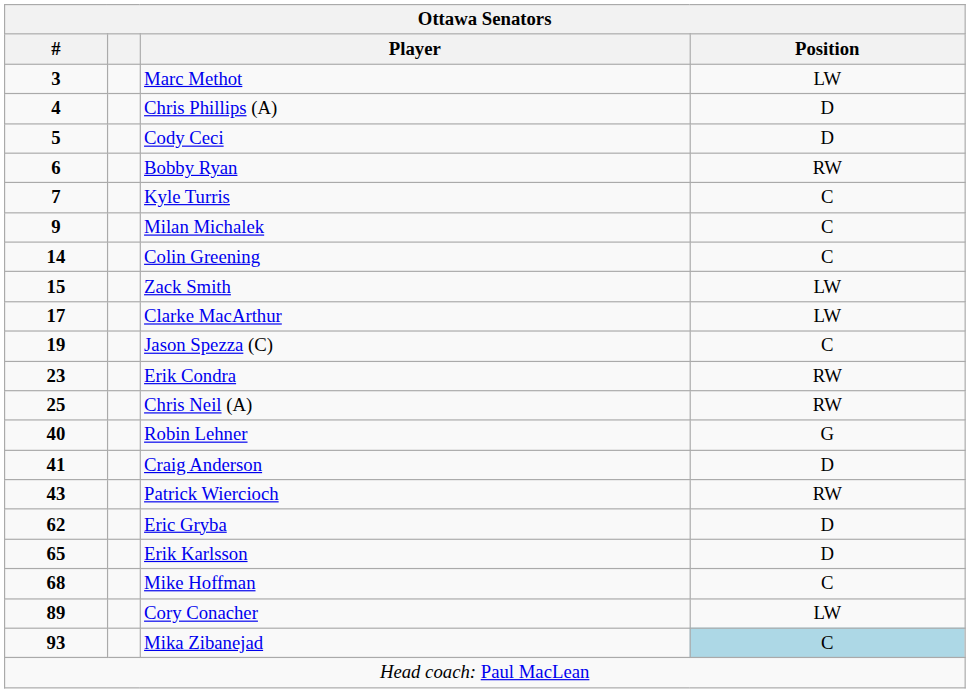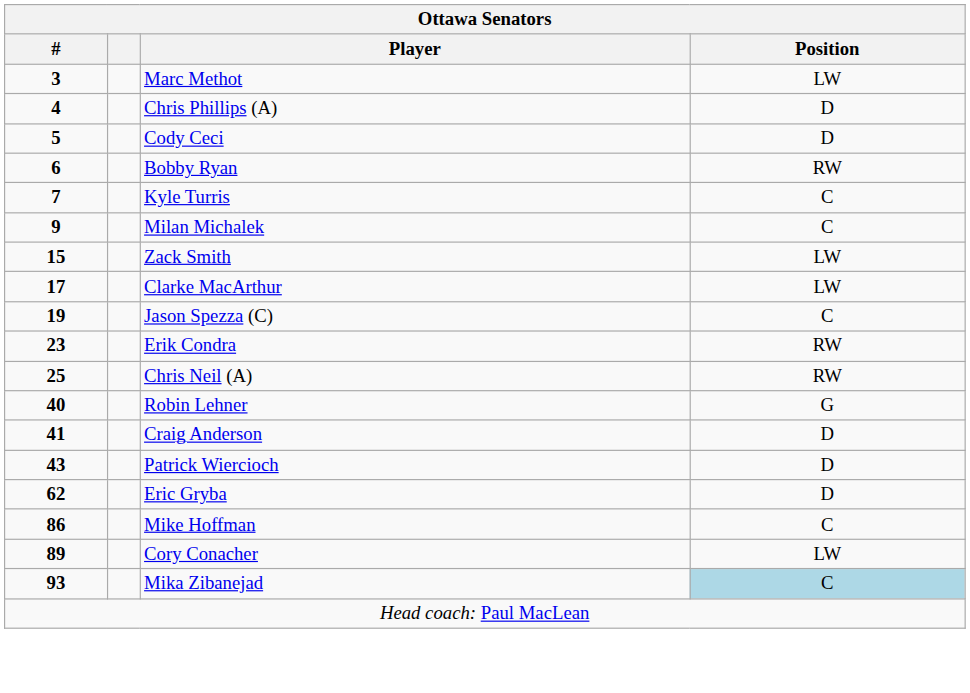- row: (202, 256)
(827, 494) RW -> (827, 464) D
- row: (196, 553)
(56, 583) 68 -> (56, 524) 86
